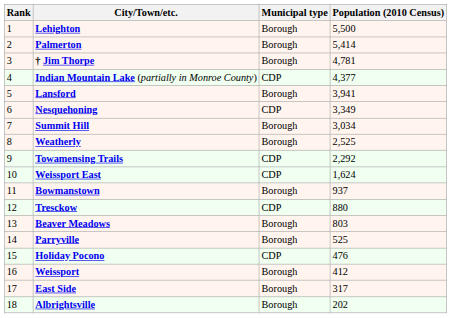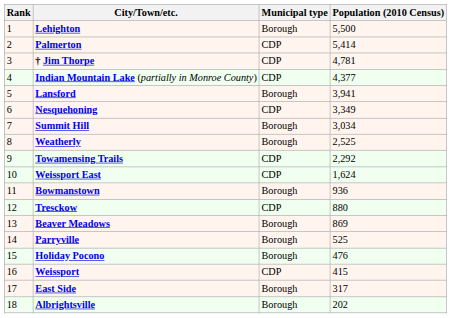(279, 45) Borough -> (272, 45) CDP
(279, 61) Borough -> (272, 61) CDP
(340, 191) 937 -> (340, 191) 936
(340, 223) 803 -> (340, 223) 869
(272, 256) CDP -> (279, 256) Borough
(279, 272) Borough -> (272, 272) CDP
(340, 272) 412 -> (340, 272) 415
